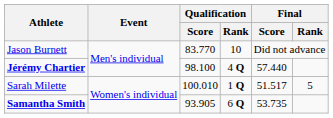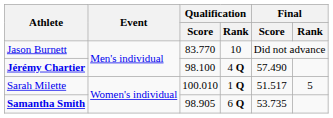(272, 68) 57.440 -> (272, 68) 57.490
(200, 104) 93.905 -> (200, 104) 98.905
